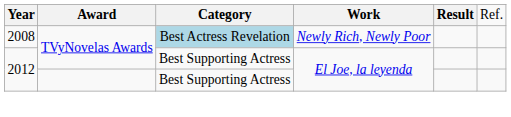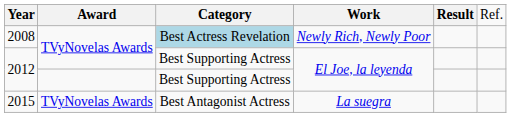+ row: (21, 101)
